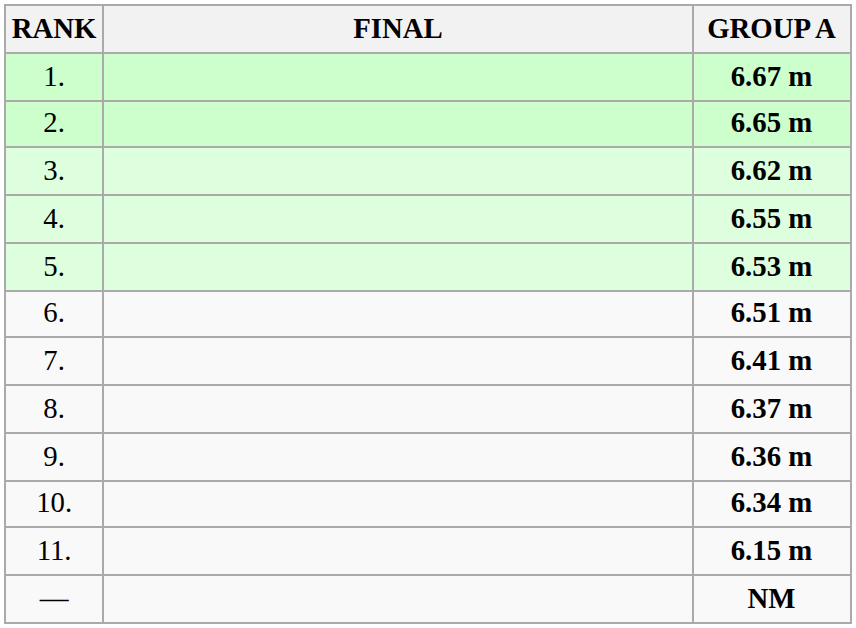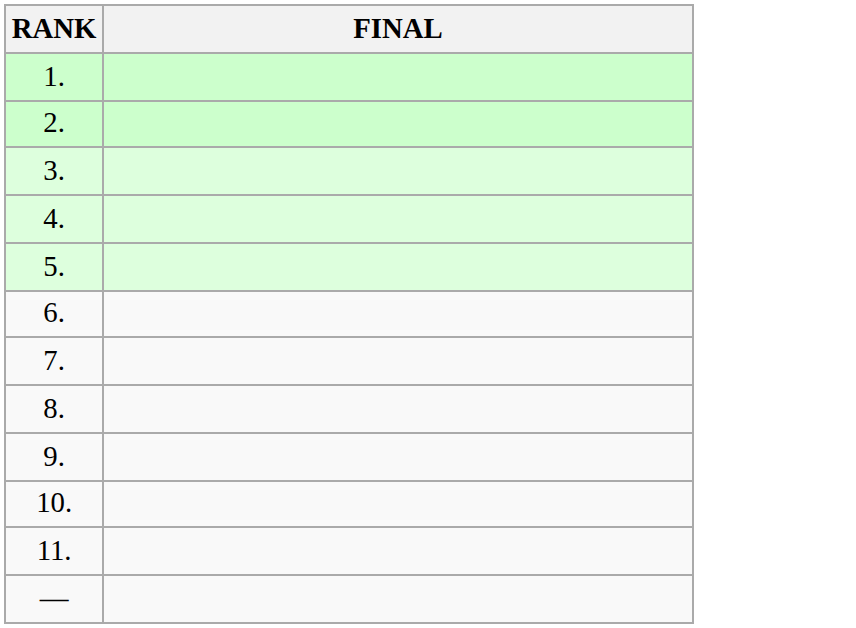- column: (772, 28)
